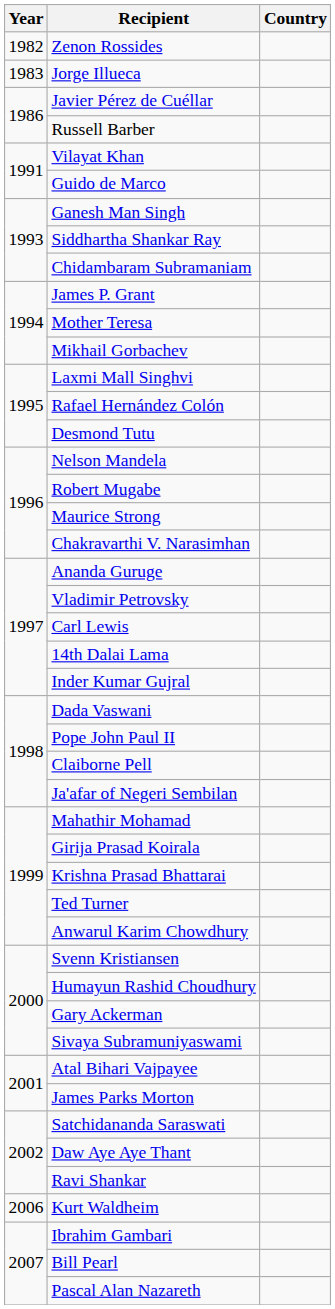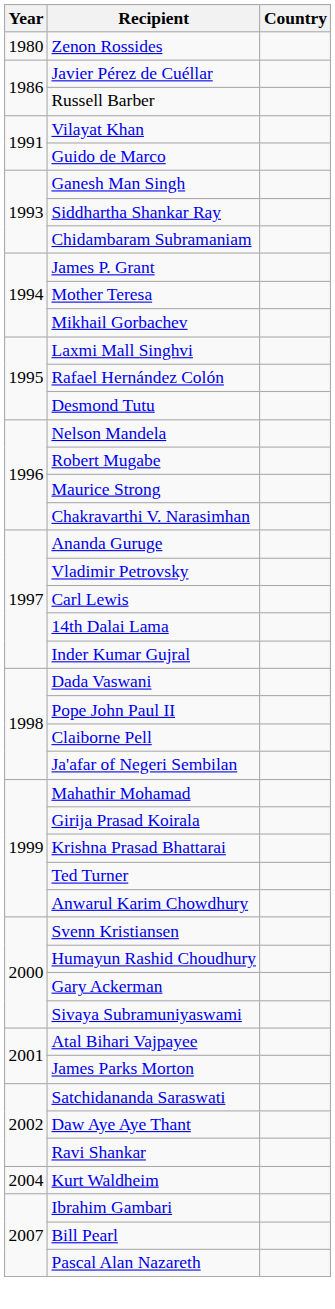(26, 45) 1982 -> (26, 45) 1980
- row: (96, 73)
(26, 1207) 2006 -> (26, 1179) 2004
